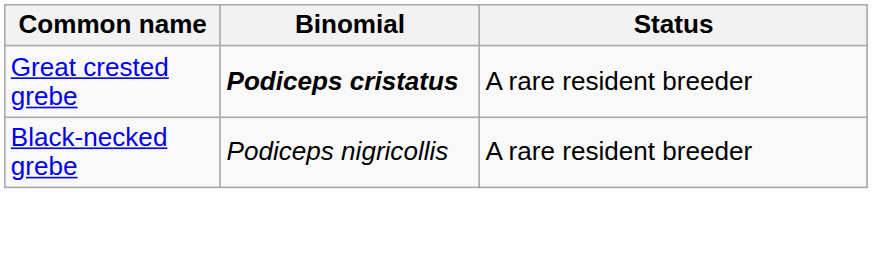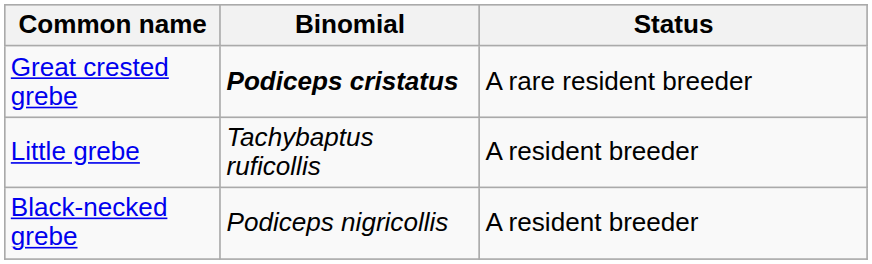+ row: (75, 151)
(619, 151) A rare resident breeder -> (592, 222) A resident breeder
